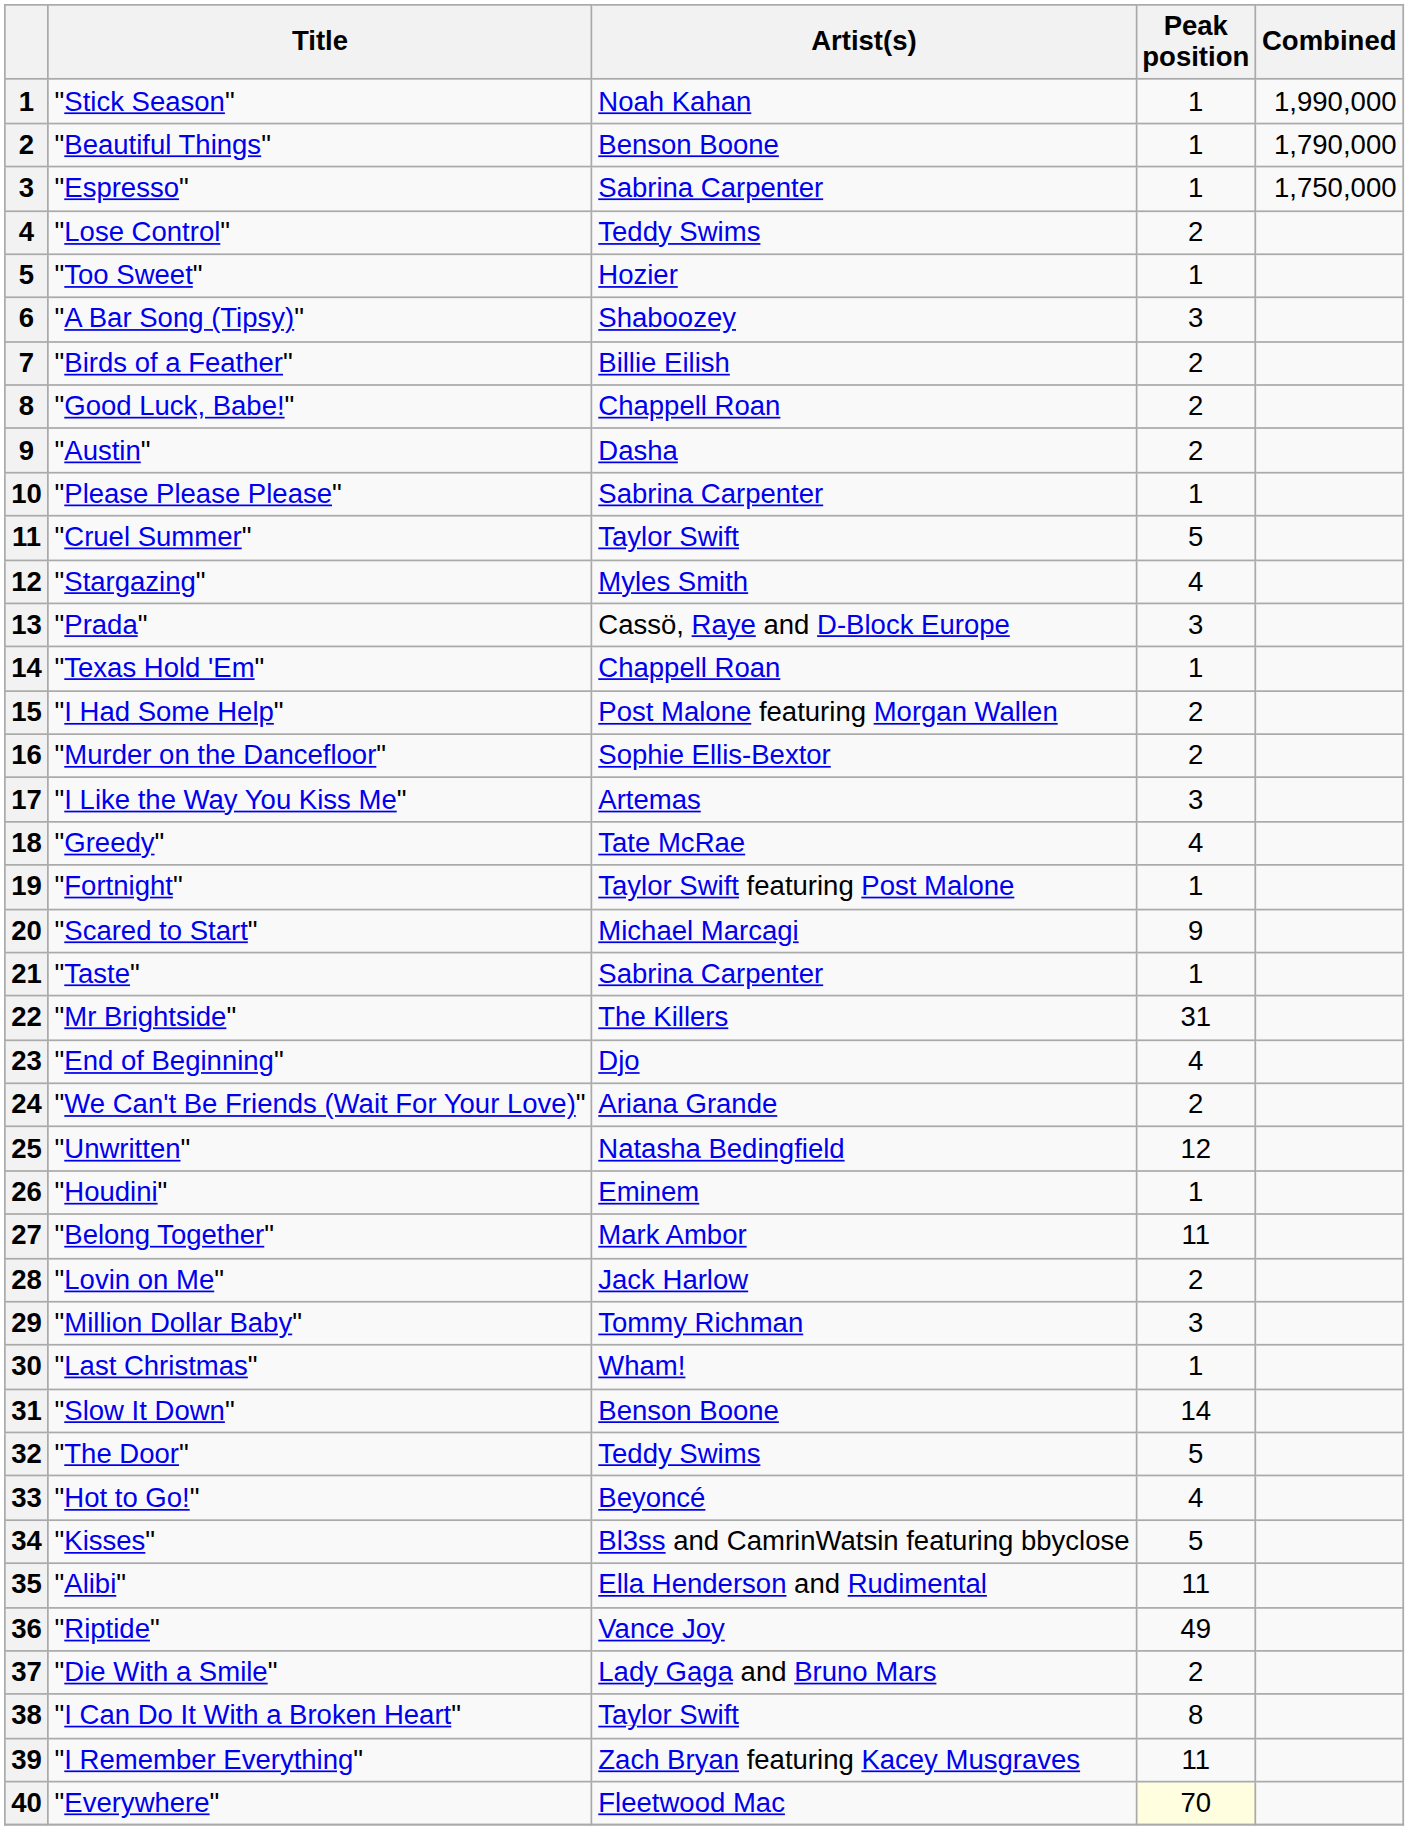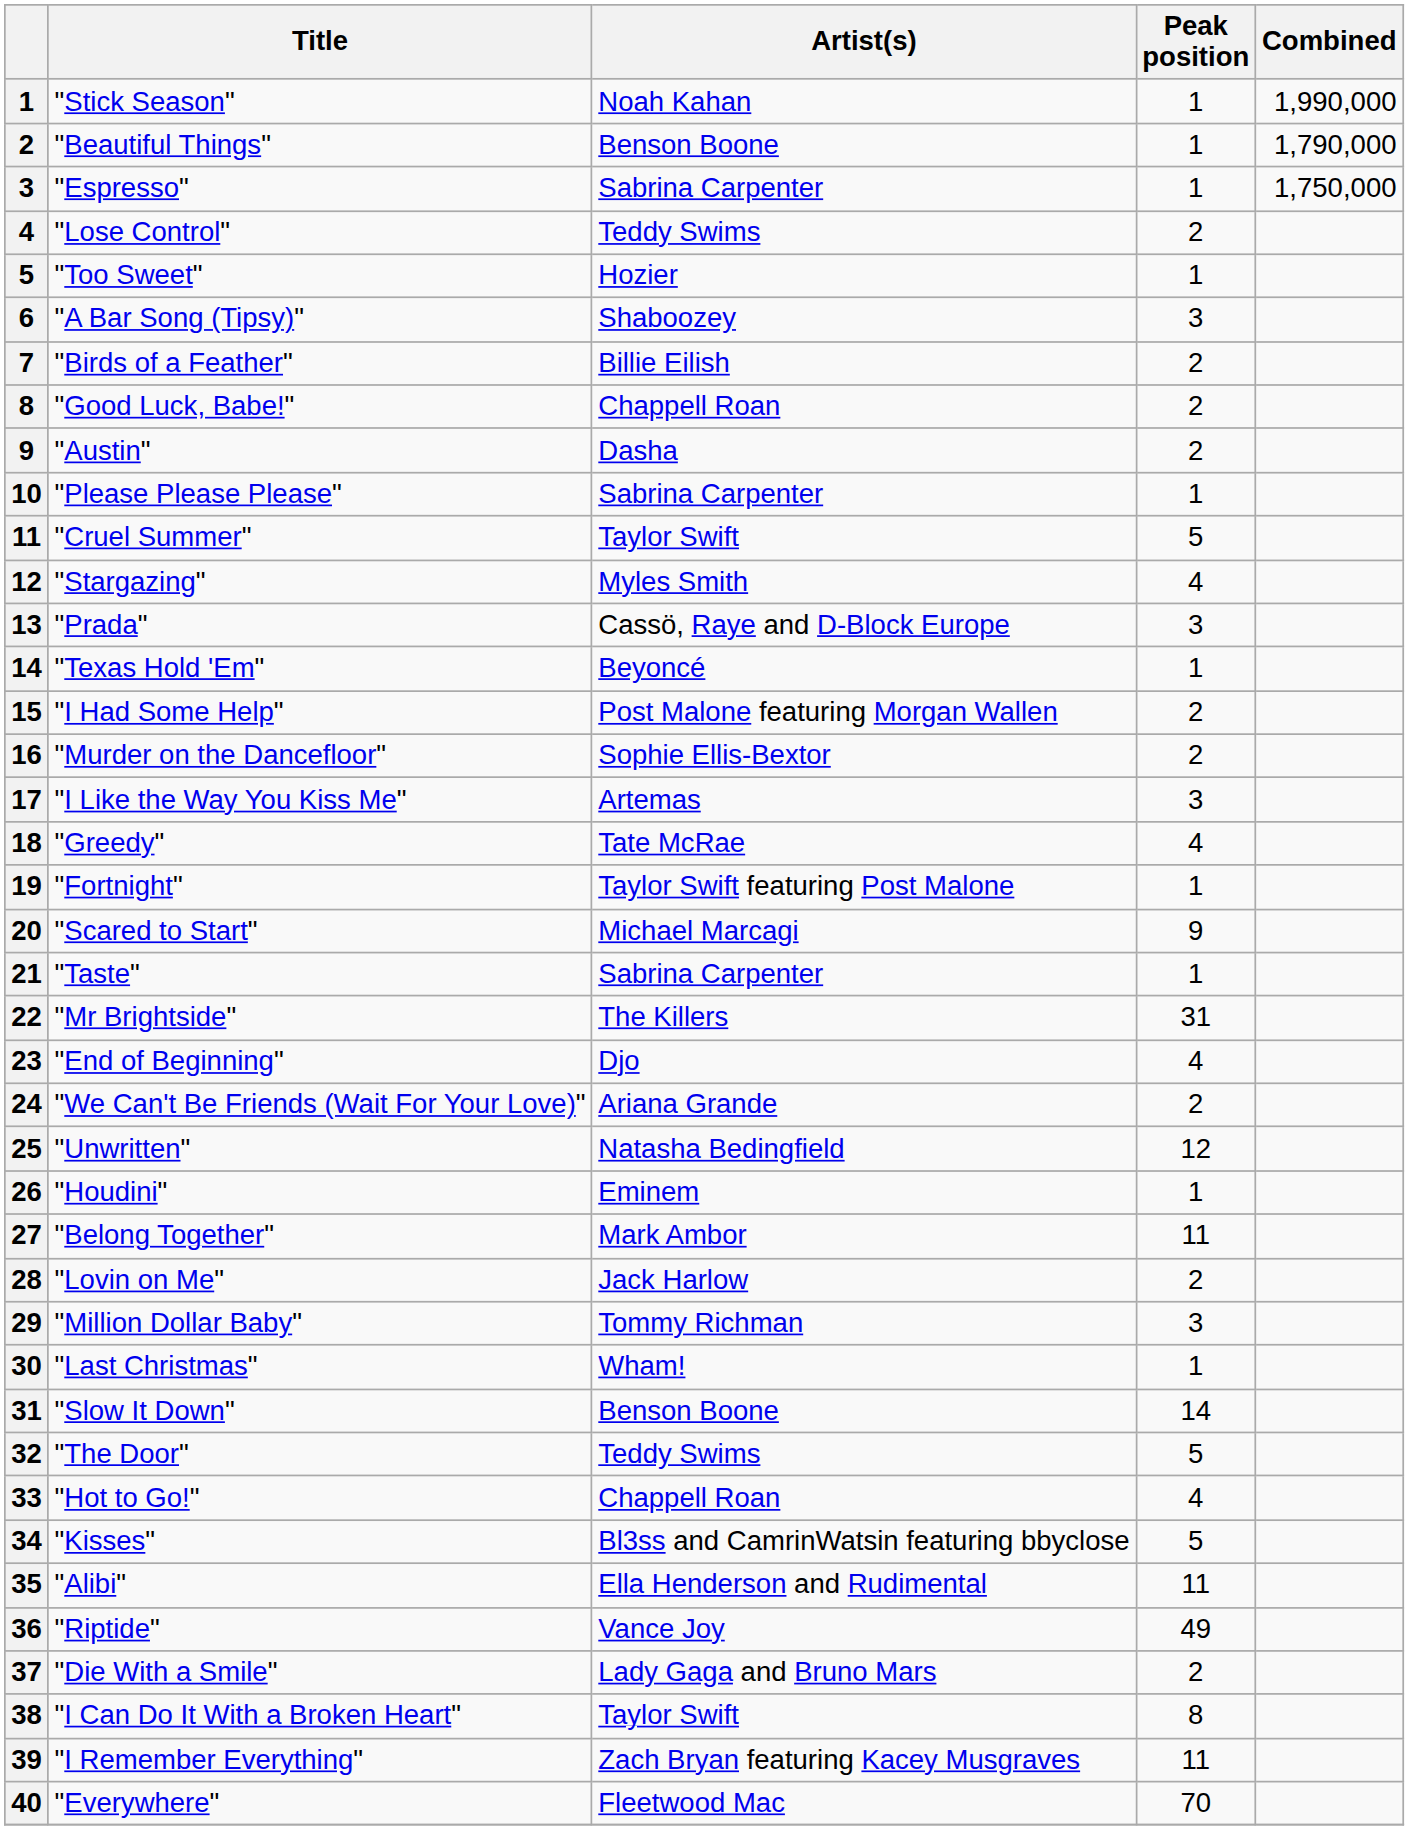(689, 668) Chappell Roan -> (652, 668) Beyoncé
(652, 1497) Beyoncé -> (689, 1497) Chappell Roan
(1196, 1803) lightyellow background -> (1196, 1803) no background
